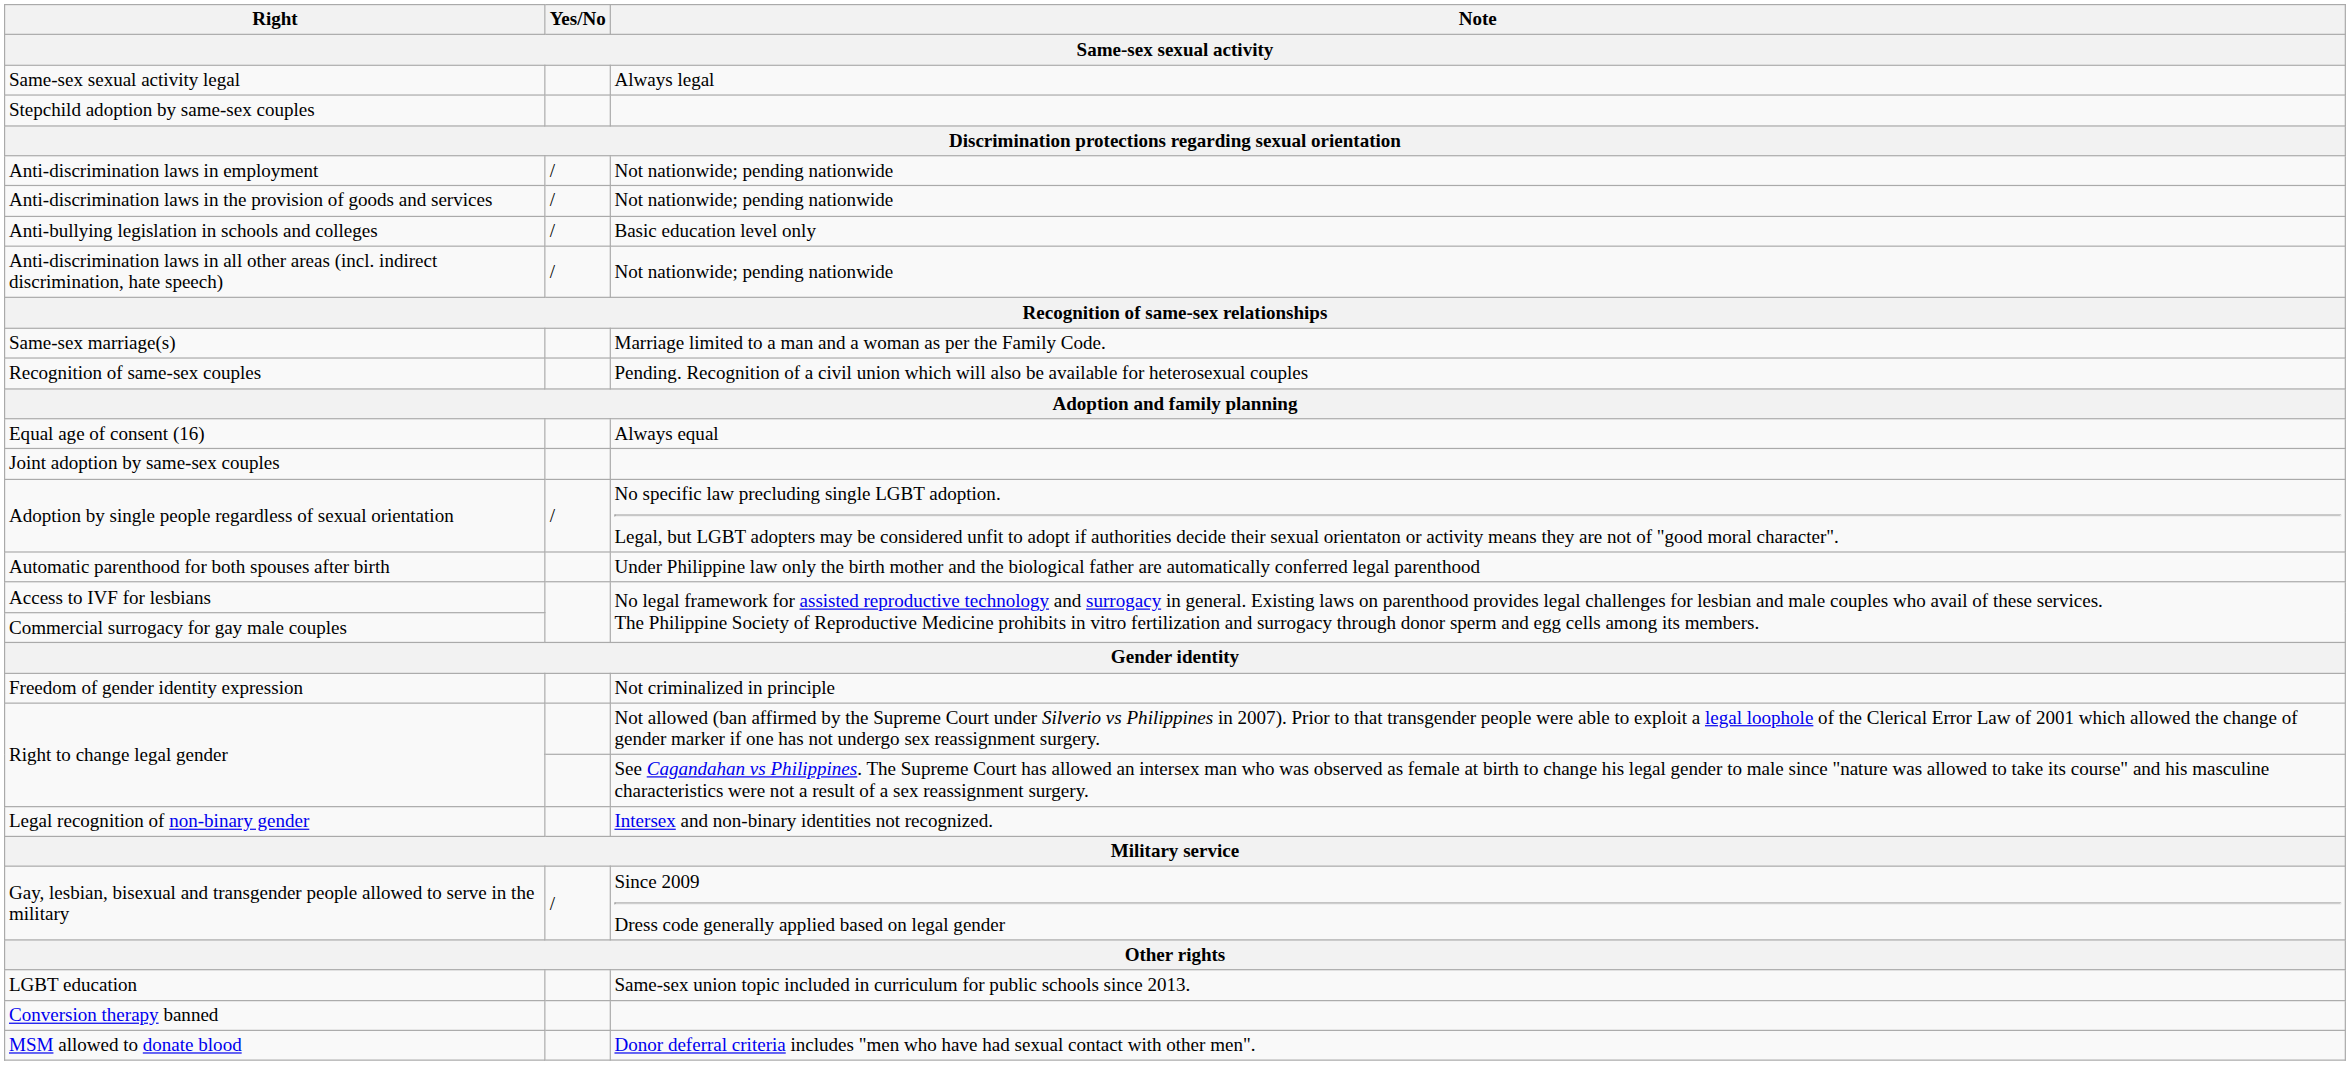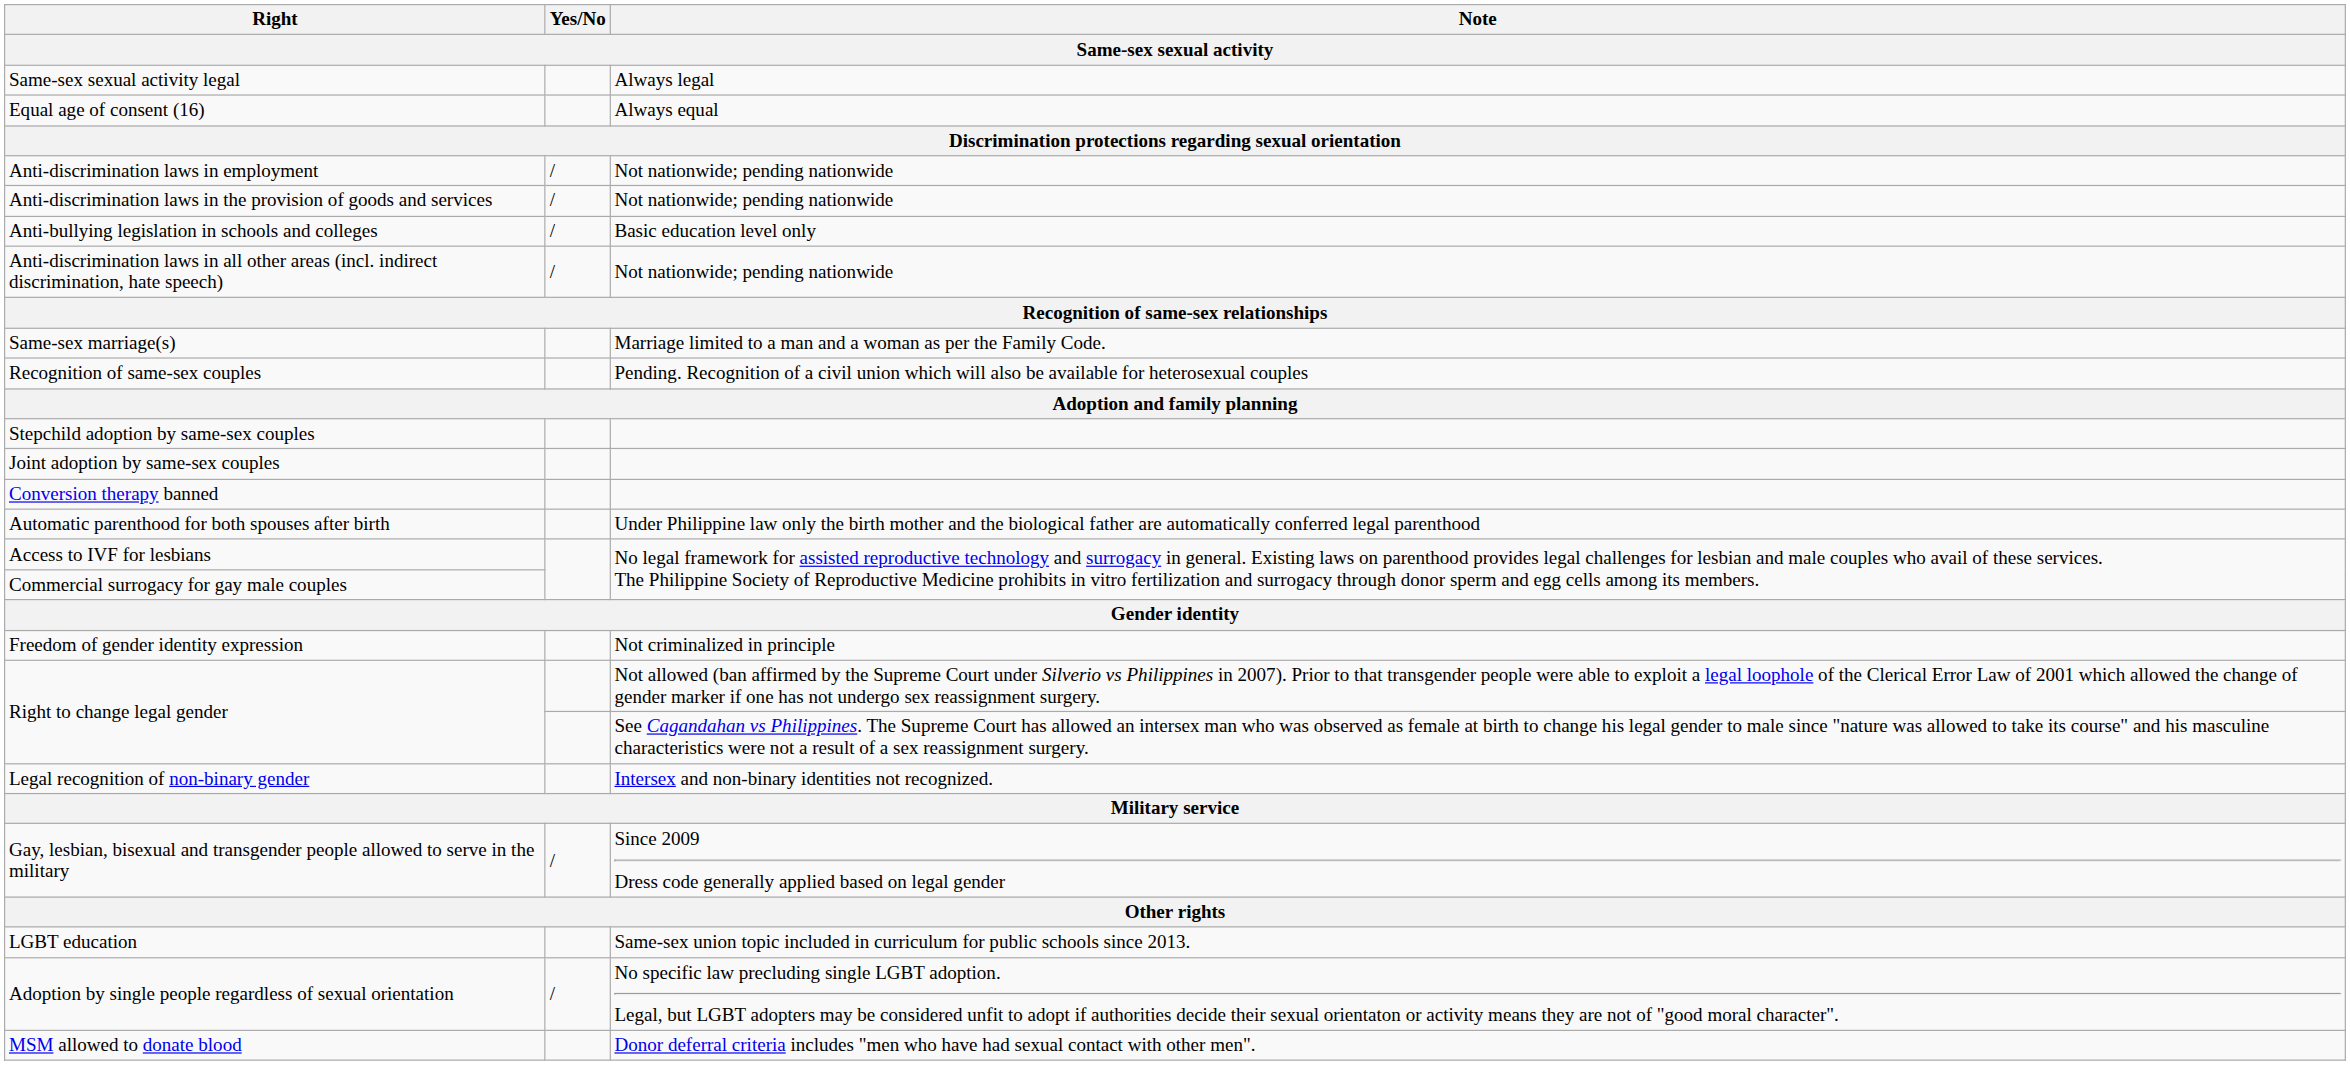rows swapped: (107, 433) <-> (162, 110)
rows swapped: (231, 515) <-> (114, 1015)
